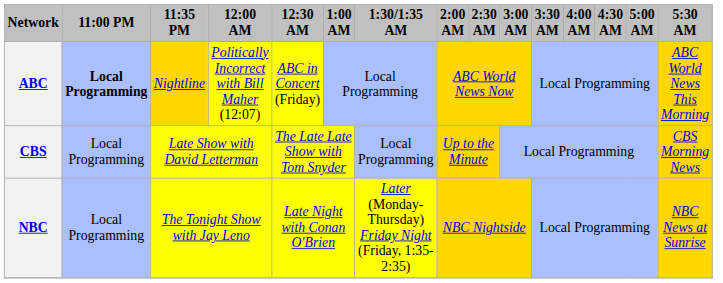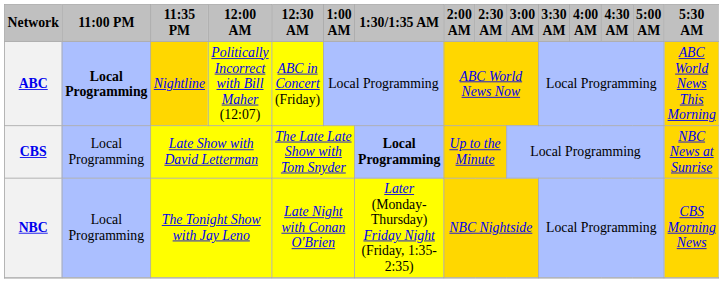(396, 151) normal -> (399, 151) bold
(685, 151) CBS Morning News -> (692, 151) NBC News at Sunrise
(685, 227) NBC News at Sunrise -> (692, 227) CBS Morning News
